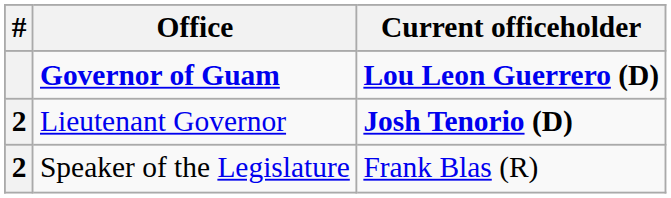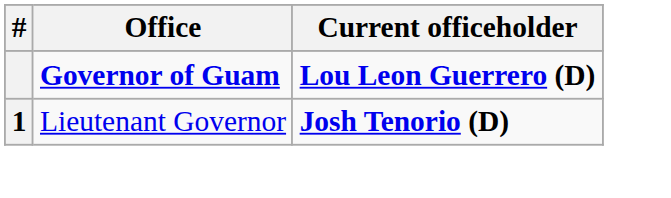(19, 121) 2 -> (19, 121) 1
- row: (195, 167)
